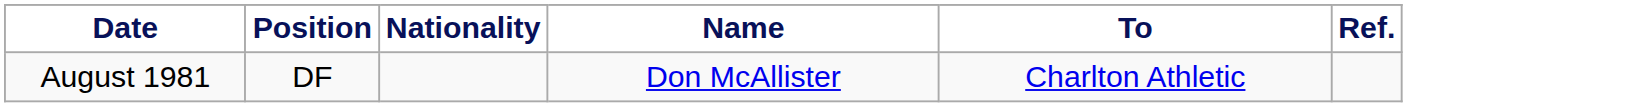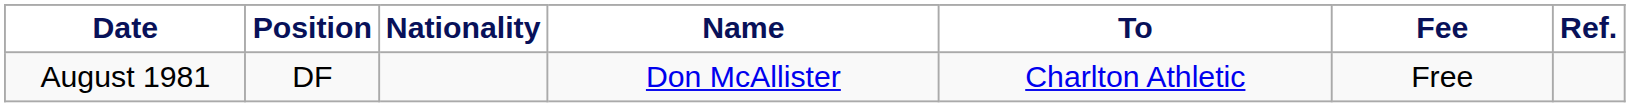+ column: (1442, 28)
